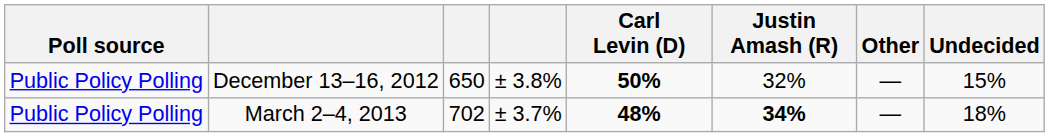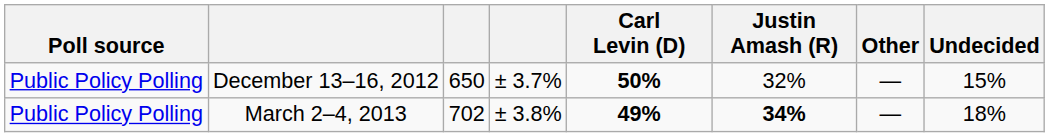(528, 80) ± 3.8% -> (528, 80) ± 3.7%
(528, 114) ± 3.7% -> (528, 114) ± 3.8%
(639, 114) 48% -> (639, 114) 49%
